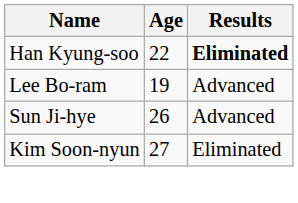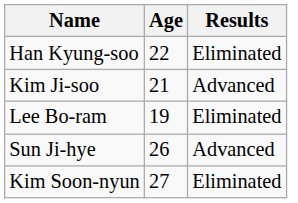(240, 52) bold -> (237, 52) normal
+ row: (54, 85)
(233, 85) Advanced -> (237, 117) Eliminated
